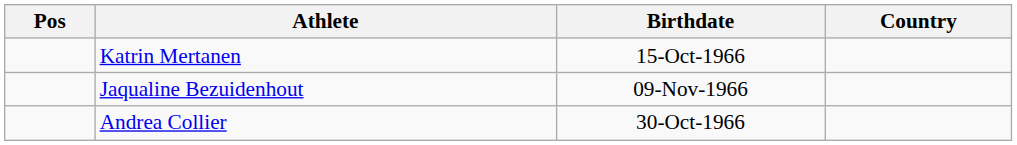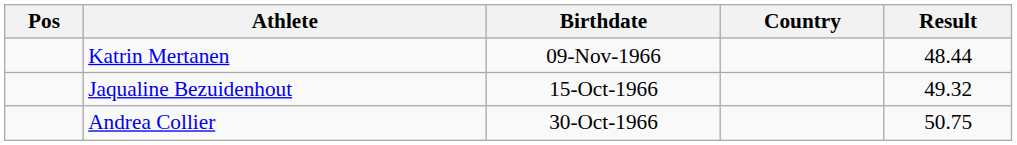+ column: (948, 21)
(690, 55) 15-Oct-1966 -> (604, 55) 09-Nov-1966
(690, 88) 09-Nov-1966 -> (604, 88) 15-Oct-1966
